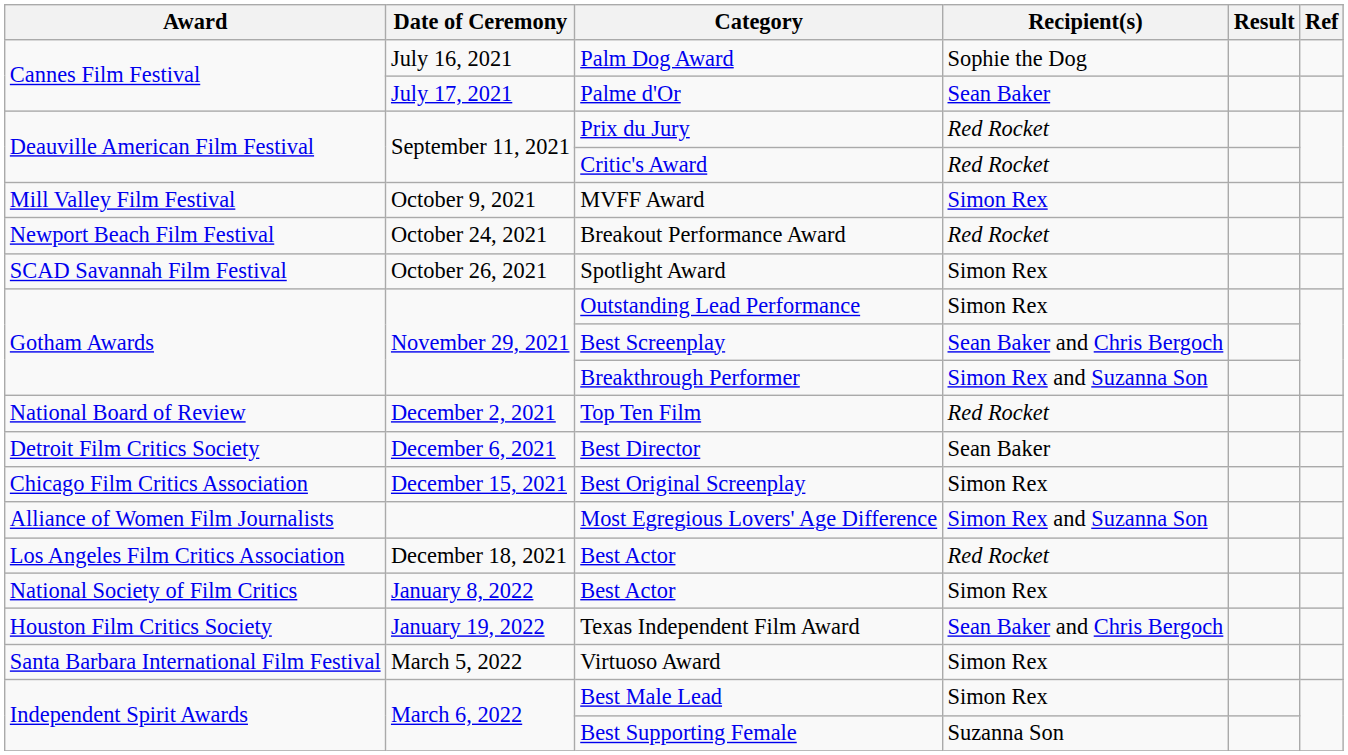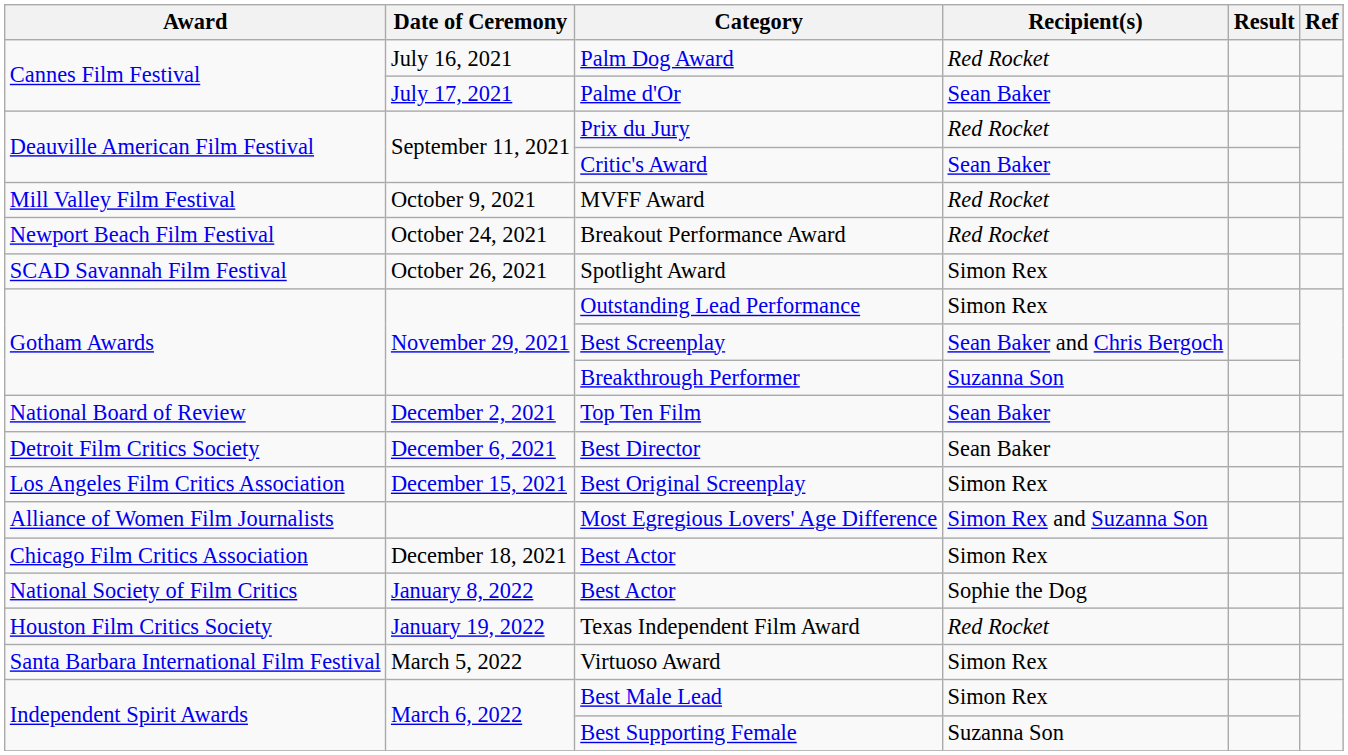(1017, 57) Sophie the Dog -> (998, 57) Red Rocket
(998, 164) Red Rocket -> (999, 164) Sean Baker
(998, 199) Simon Rex -> (998, 199) Red Rocket
(1078, 377) Simon Rex and Suzanna Son -> (1006, 377) Suzanna Son
(998, 413) Red Rocket -> (999, 413) Sean Baker
(159, 484) Chicago Film Critics Association -> (177, 484) Los Angeles Film Critics Association
(177, 555) Los Angeles Film Critics Association -> (159, 555) Chicago Film Critics Association
(998, 555) Red Rocket -> (998, 555) Simon Rex
(998, 590) Simon Rex -> (1017, 590) Sophie the Dog
(1085, 626) Sean Baker and Chris Bergoch -> (998, 626) Red Rocket
